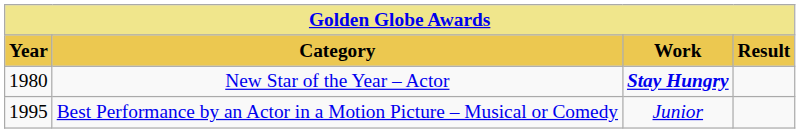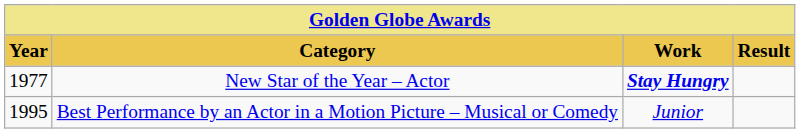(28, 81) 1980 -> (28, 81) 1977
